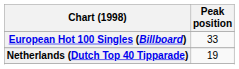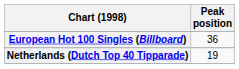(213, 39) 33 -> (213, 39) 36
